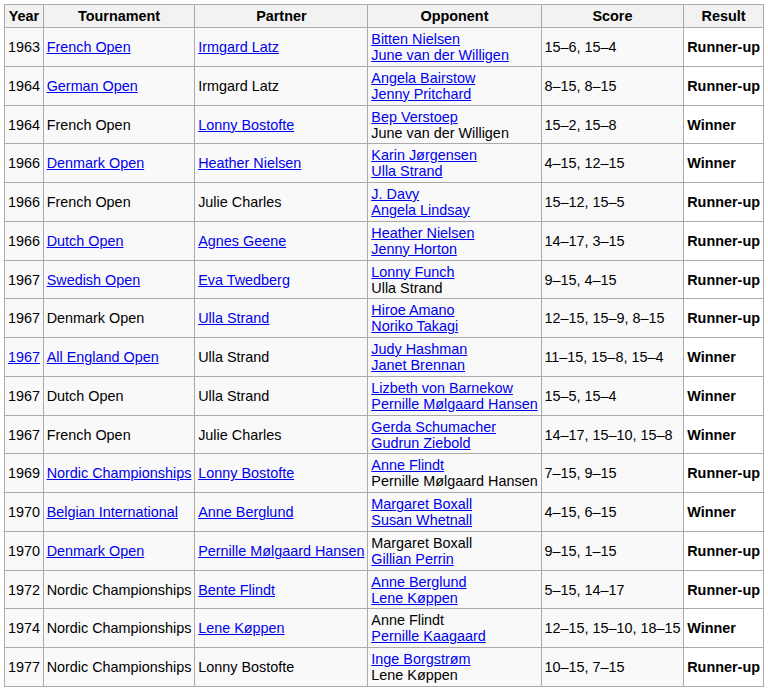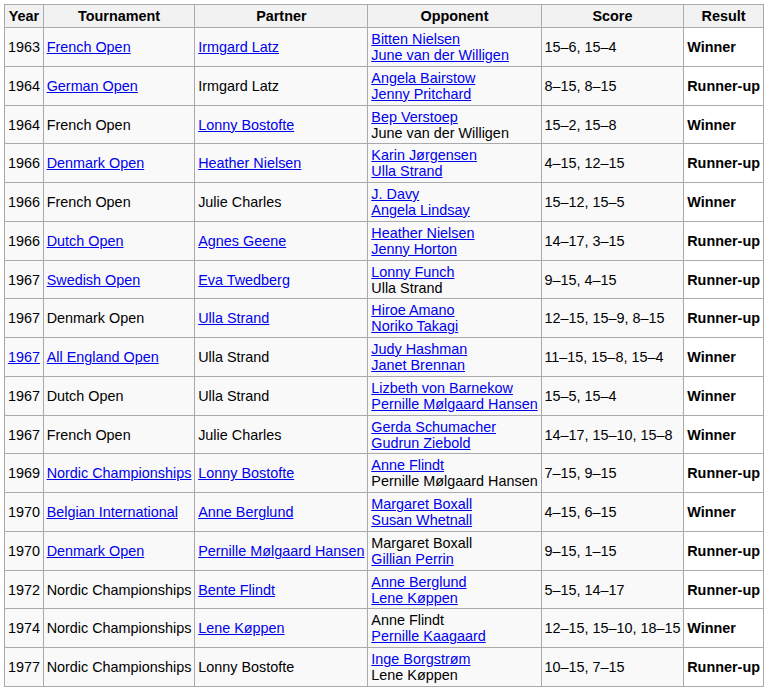(724, 47) Runner-up -> (712, 47) Winner
(712, 163) Winner -> (724, 163) Runner-up
(724, 202) Runner-up -> (712, 202) Winner
